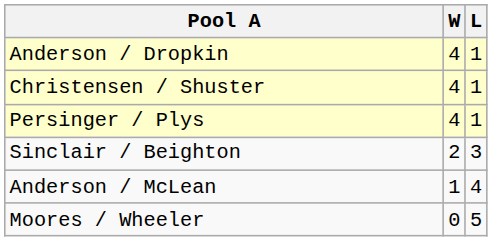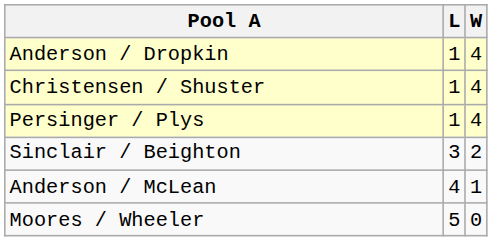columns swapped: (454, 21) <-> (476, 21)
